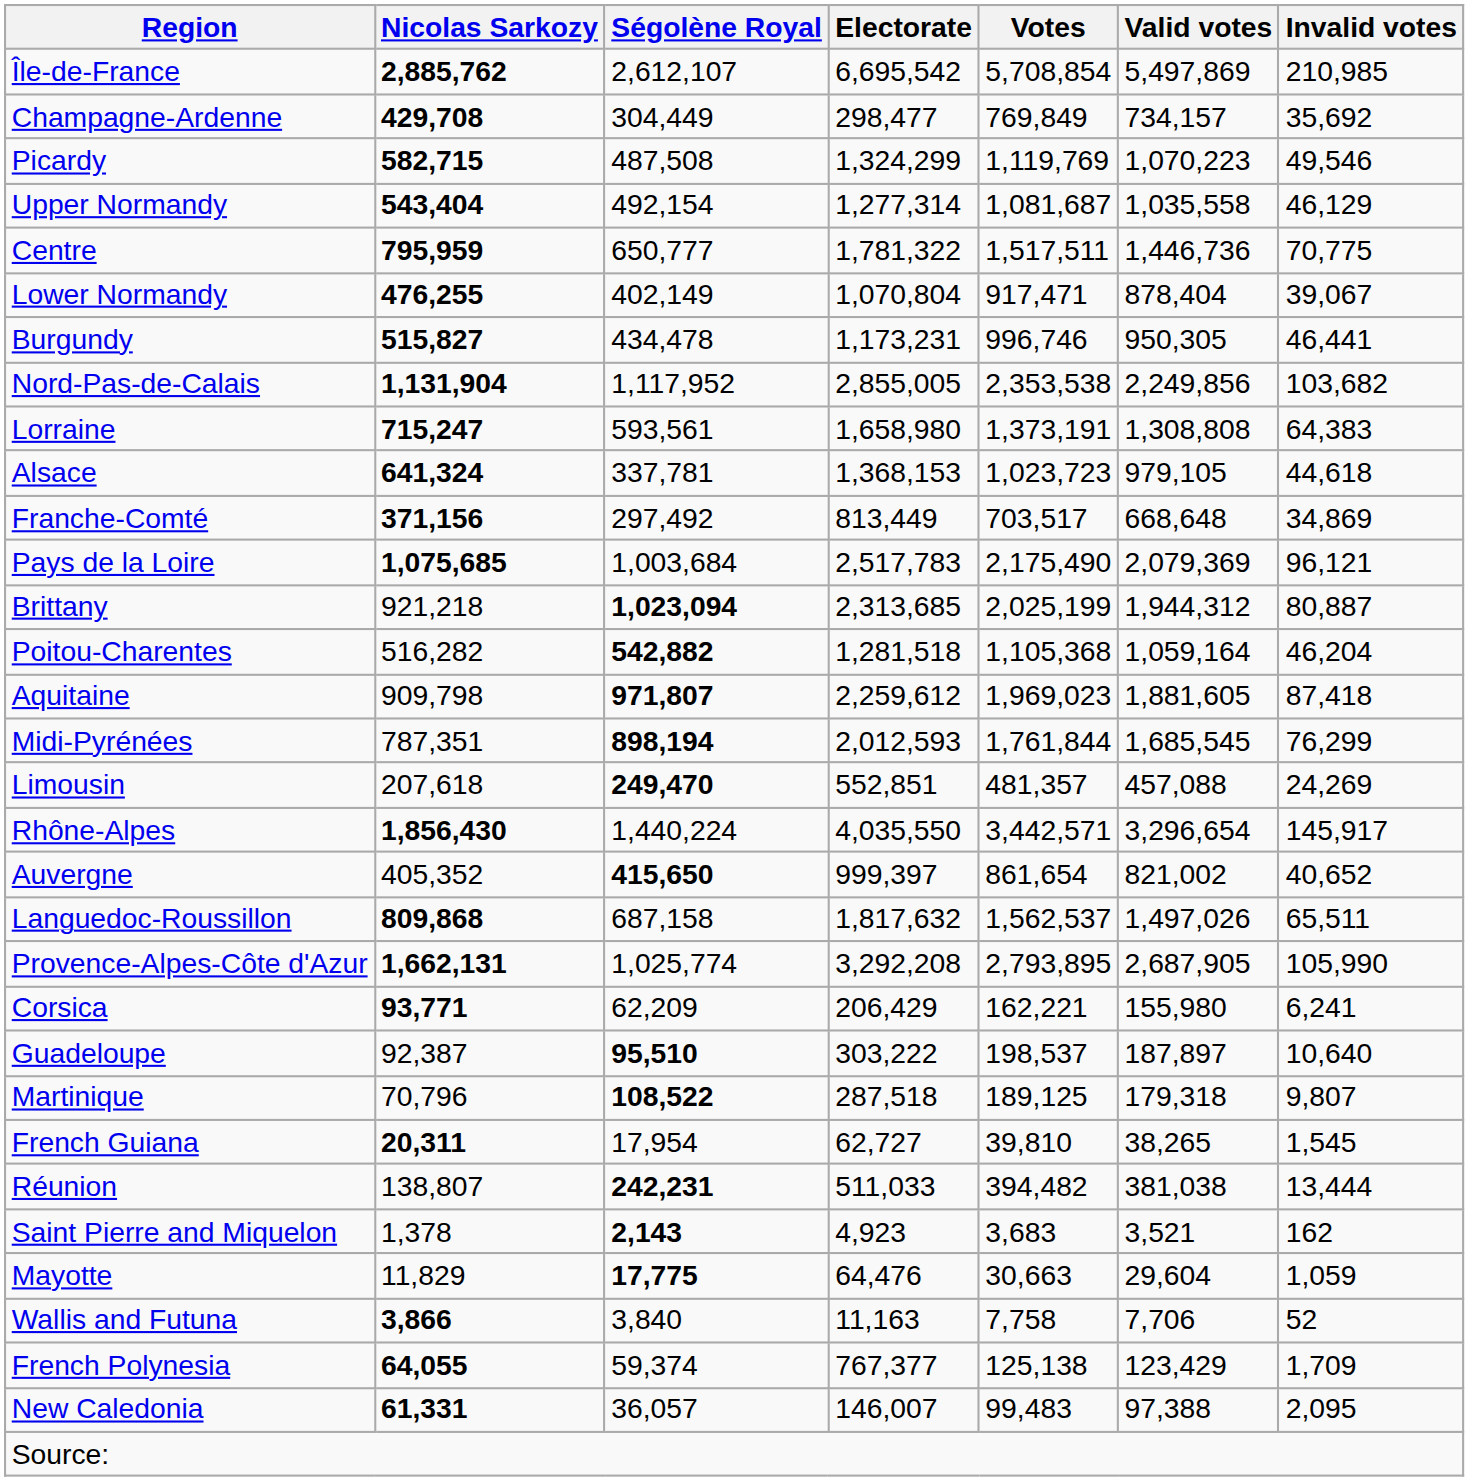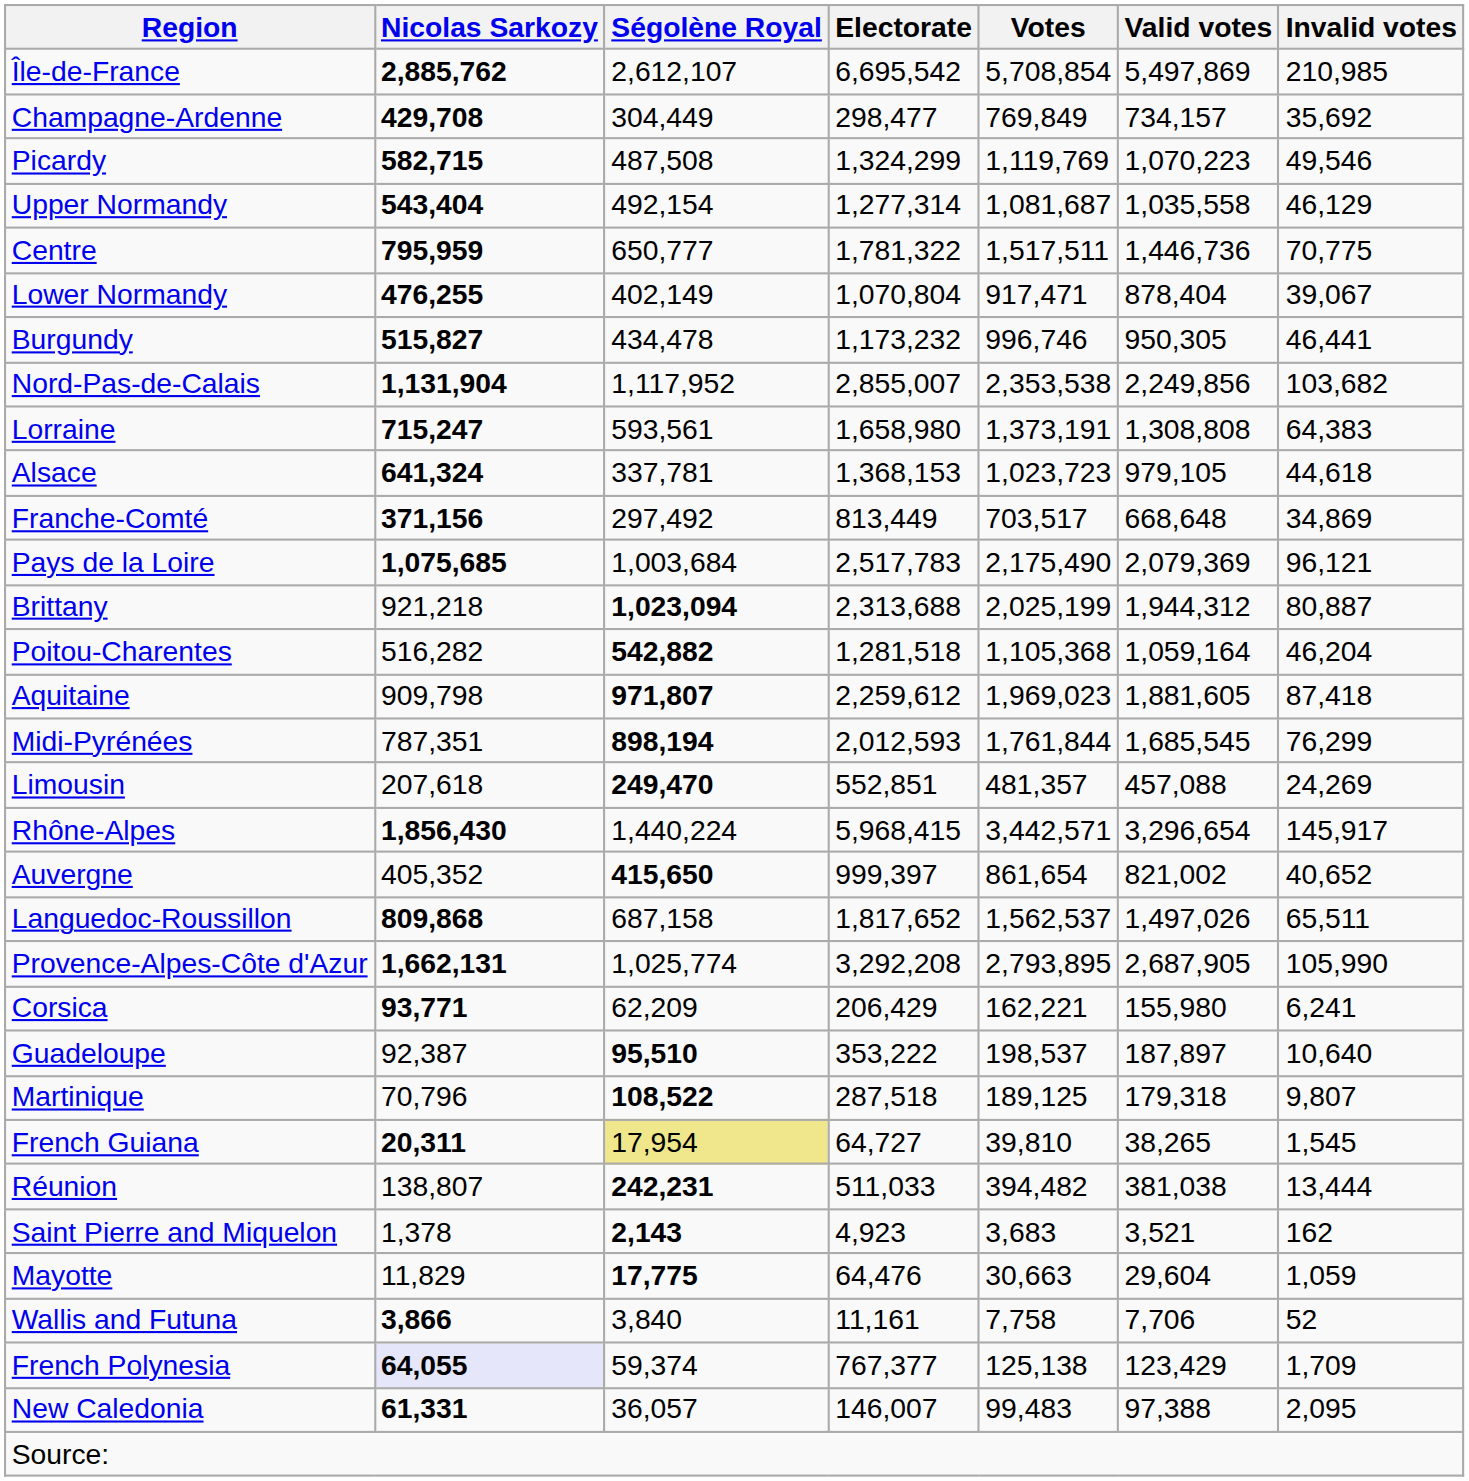(898, 339) 1,173,231 -> (898, 339) 1,173,232
(898, 384) 2,855,005 -> (898, 384) 2,855,007
(898, 607) 2,313,685 -> (898, 607) 2,313,688
(898, 830) 4,035,550 -> (898, 830) 5,968,415
(898, 919) 1,817,632 -> (898, 919) 1,817,652
(886, 1052) 303,222 -> (886, 1052) 353,222
(655, 1142) no background -> (655, 1142) khaki background
(878, 1142) 62,727 -> (878, 1142) 64,727
(877, 1320) 11,163 -> (877, 1320) 11,161
(424, 1365) no background -> (424, 1365) lavender background
